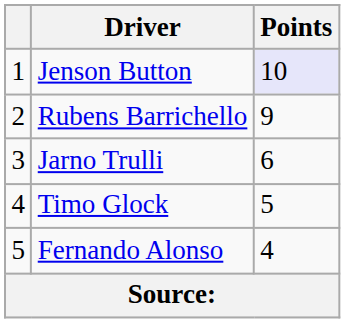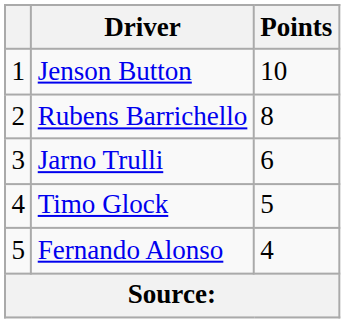(274, 71) lavender background -> (274, 71) no background
(267, 115) 9 -> (267, 115) 8
